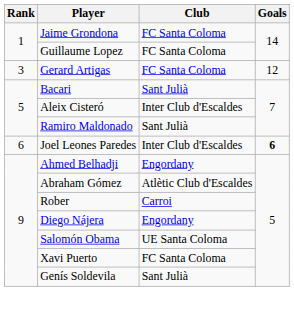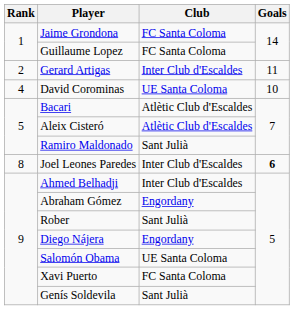(21, 70) 3 -> (21, 70) 2
(184, 70) FC Santa Coloma -> (192, 70) Inter Club d'Escaldes
(272, 70) 12 -> (272, 70) 11
+ row: (82, 88)
(165, 88) Sant Julià -> (197, 107) Atlètic Club d'Escaldes
(192, 107) Inter Club d'Escaldes -> (197, 126) Atlètic Club d'Escaldes
(21, 145) 6 -> (21, 164) 8
(168, 164) Engordany -> (192, 182) Inter Club d'Escaldes
(197, 182) Atlètic Club d'Escaldes -> (168, 201) Engordany
(157, 201) Carroi -> (165, 220) Sant Julià
